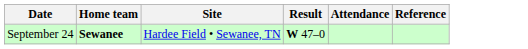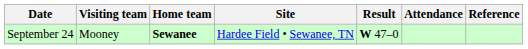+ column: (113, 14)
